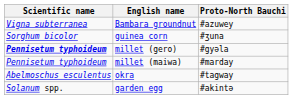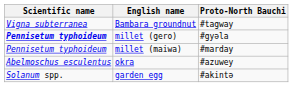(217, 24) #azuwey -> (217, 24) #tagway
- row: (141, 37)
(217, 75) #tagway -> (217, 62) #azuwey
